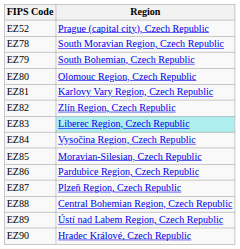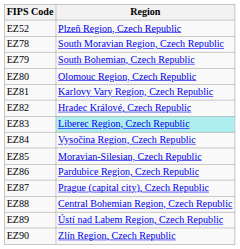(133, 28) Prague (capital city), Czech Republic -> (120, 28) Plzeň Region, Czech Republic
(117, 108) Zlín Region, Czech Republic -> (125, 108) Hradec Králové, Czech Republic
(120, 188) Plzeň Region, Czech Republic -> (133, 188) Prague (capital city), Czech Republic
(125, 236) Hradec Králové, Czech Republic -> (117, 236) Zlín Region, Czech Republic
